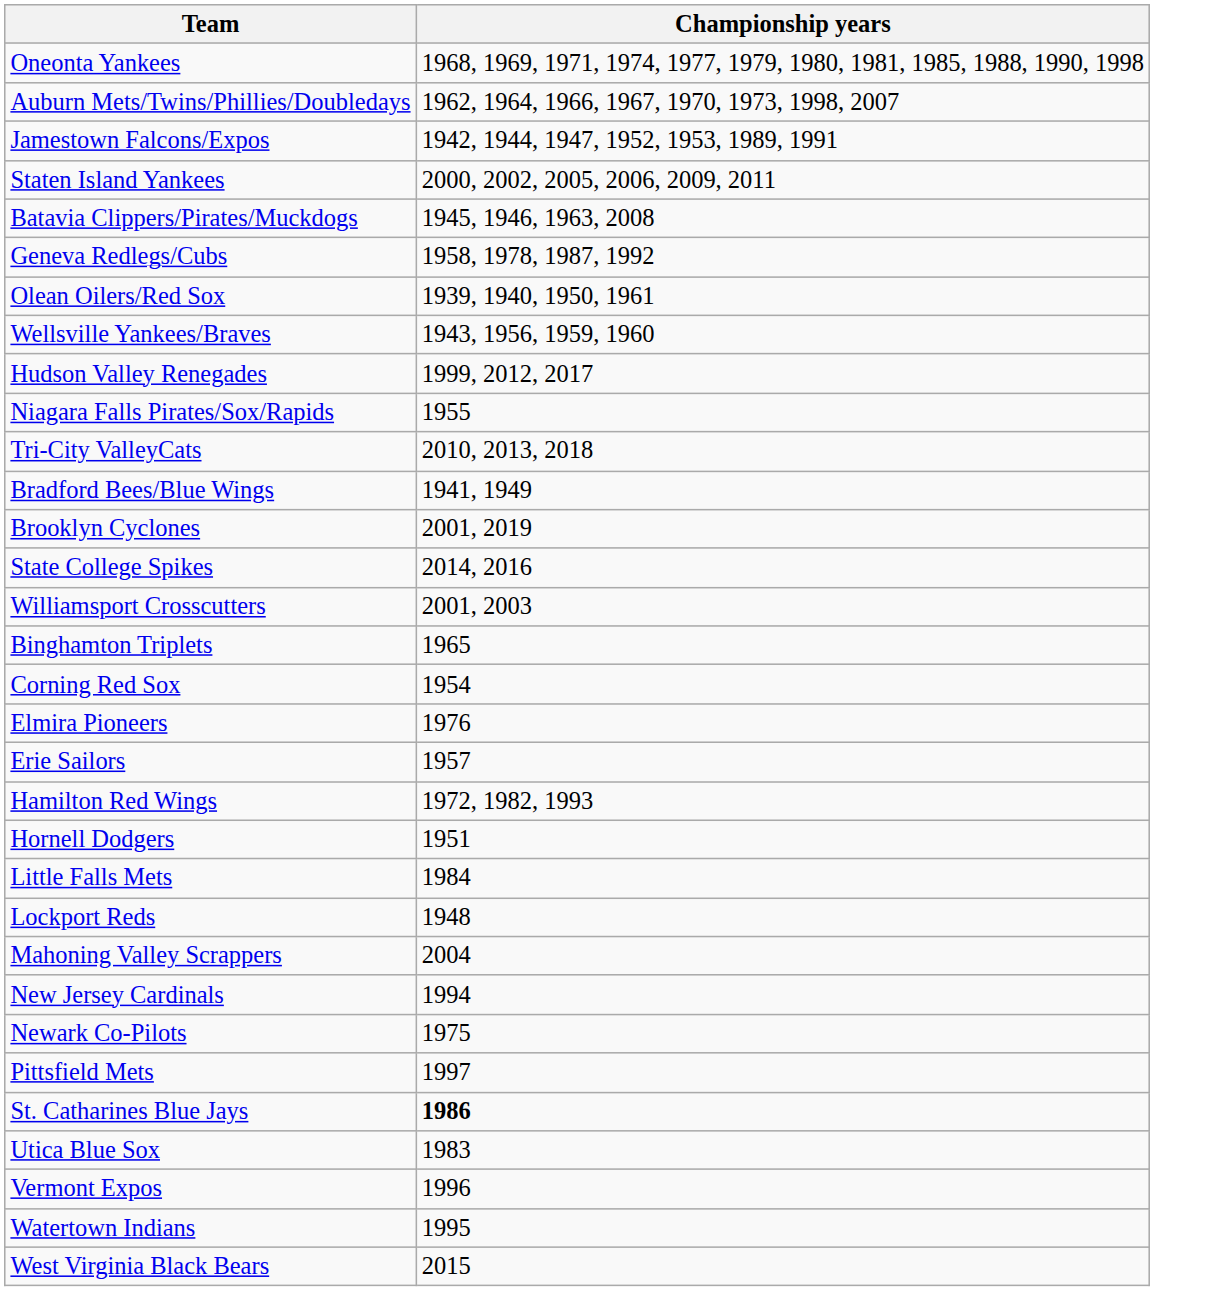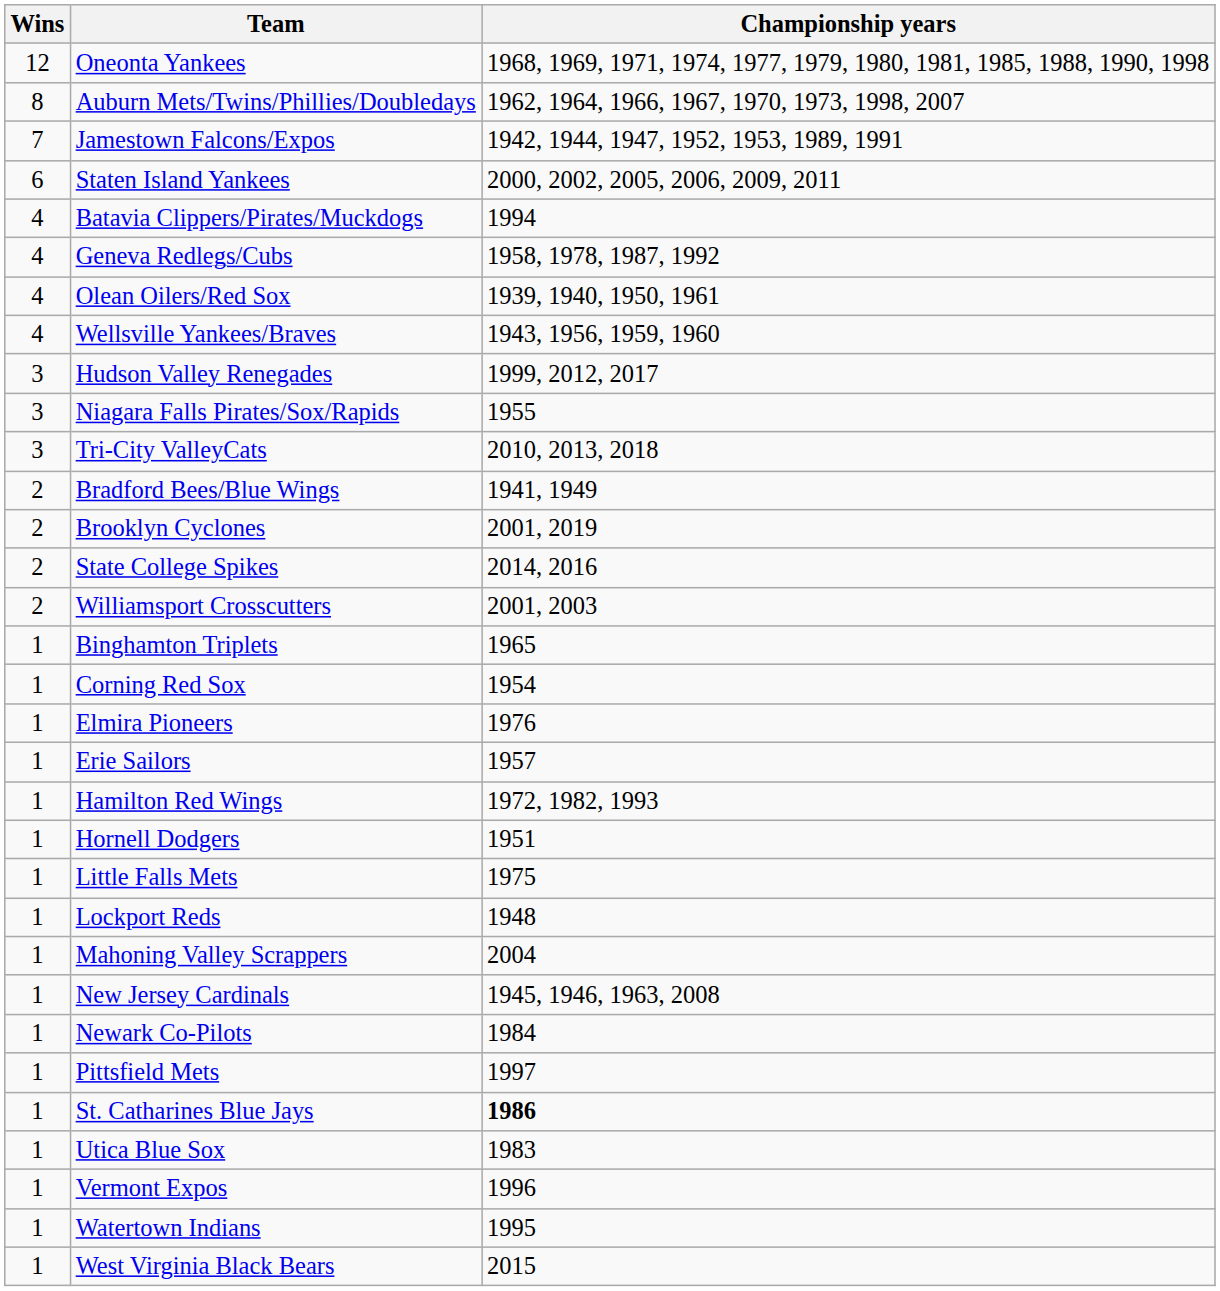+ column: (37, 23)
(538, 218) 1945, 1946, 1963, 2008 -> (512, 218) 1994
(446, 878) 1984 -> (512, 878) 1975
(446, 994) 1994 -> (603, 994) 1945, 1946, 1963, 2008
(446, 1033) 1975 -> (512, 1033) 1984
